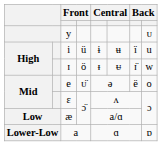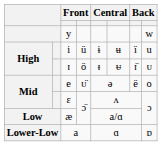(149, 34) ᴜ -> (149, 34) w
(149, 67) w -> (149, 67) ᴜ
